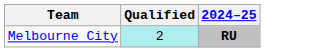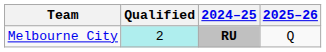+ column: (290, 15)
